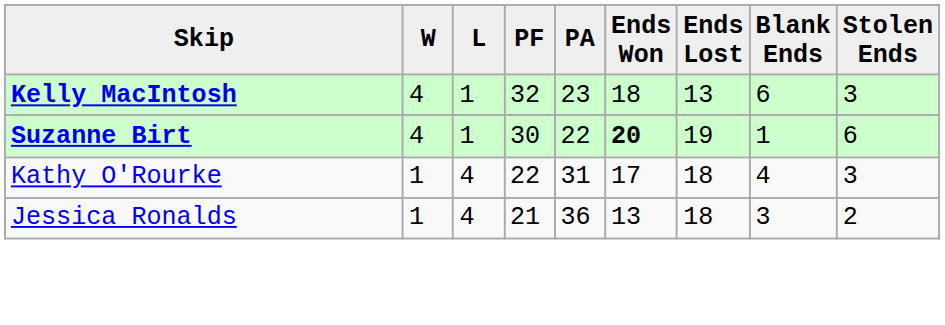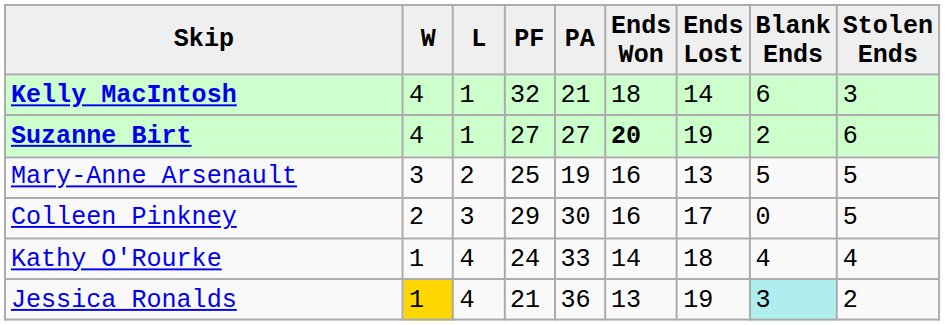(576, 95) 23 -> (576, 95) 21
(698, 95) 13 -> (698, 95) 14
(525, 136) 30 -> (525, 136) 27
(576, 136) 22 -> (576, 136) 27
(763, 136) 1 -> (763, 136) 2
+ row: (154, 177)
+ row: (124, 218)
(525, 177) 22 -> (525, 259) 24
(576, 177) 31 -> (576, 259) 33
(626, 177) 17 -> (626, 259) 14
(850, 177) 3 -> (850, 259) 4
(416, 218) no background -> (416, 300) gold background
(698, 218) 18 -> (698, 300) 19
(763, 218) no background -> (763, 300) paleturquoise background
